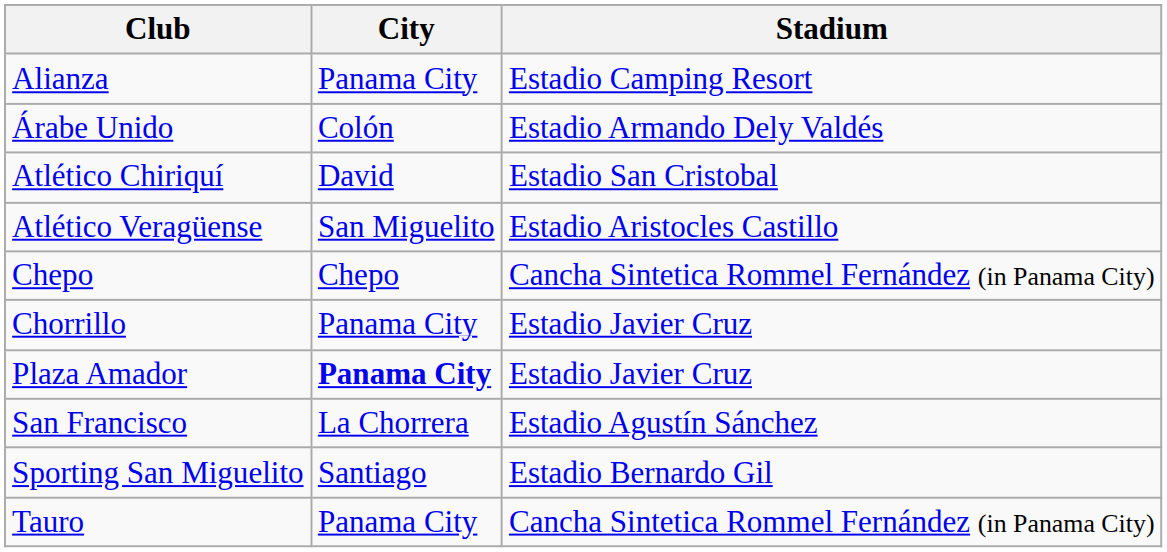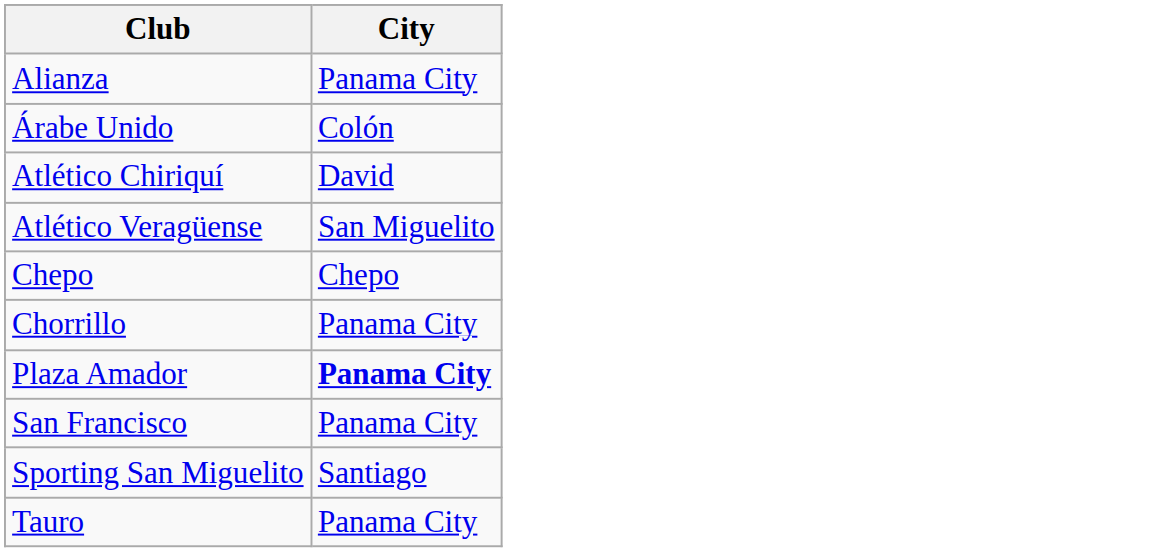- column: (832, 29)
(393, 422) La Chorrera -> (398, 422) Panama City
